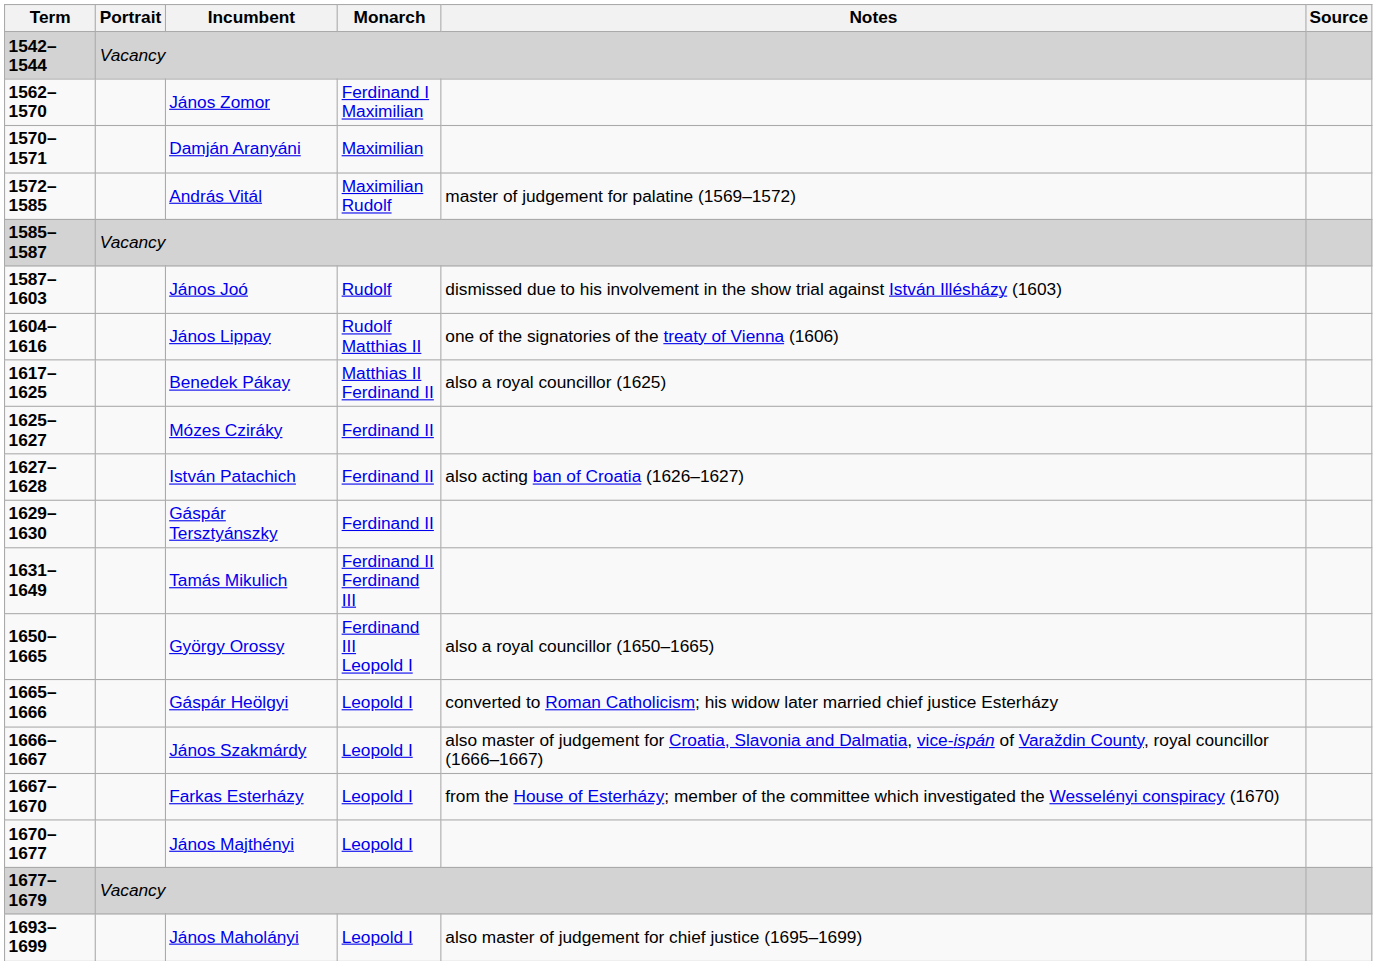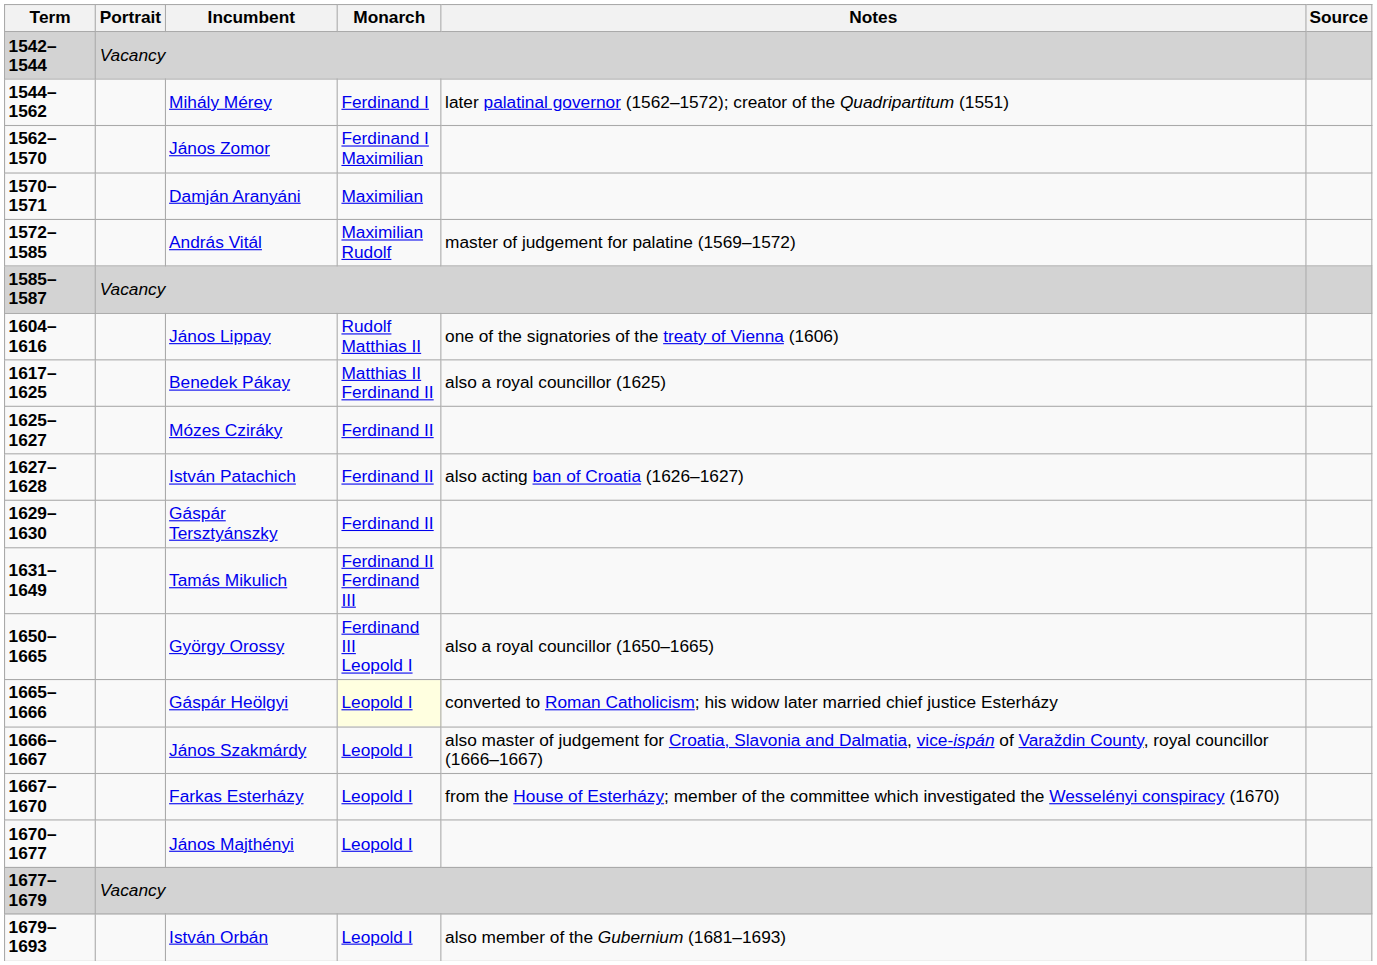+ row: (33, 102)
- row: (33, 289)
(377, 703) no background -> (377, 703) lightyellow background
+ row: (33, 937)
- row: (33, 937)
